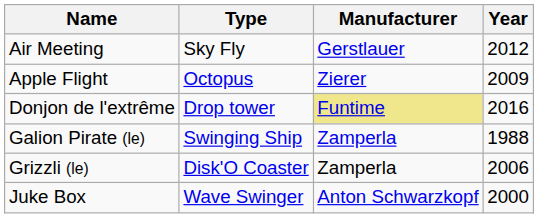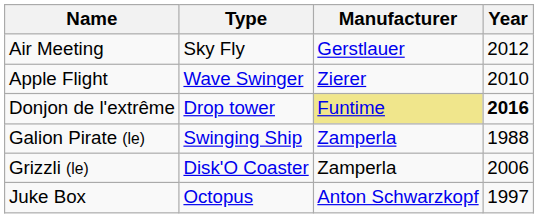(218, 78) Octopus -> (243, 78) Wave Swinger
(508, 78) 2009 -> (508, 78) 2010
(508, 108) normal -> (508, 108) bold
(243, 197) Wave Swinger -> (218, 197) Octopus
(508, 197) 2000 -> (508, 197) 1997
